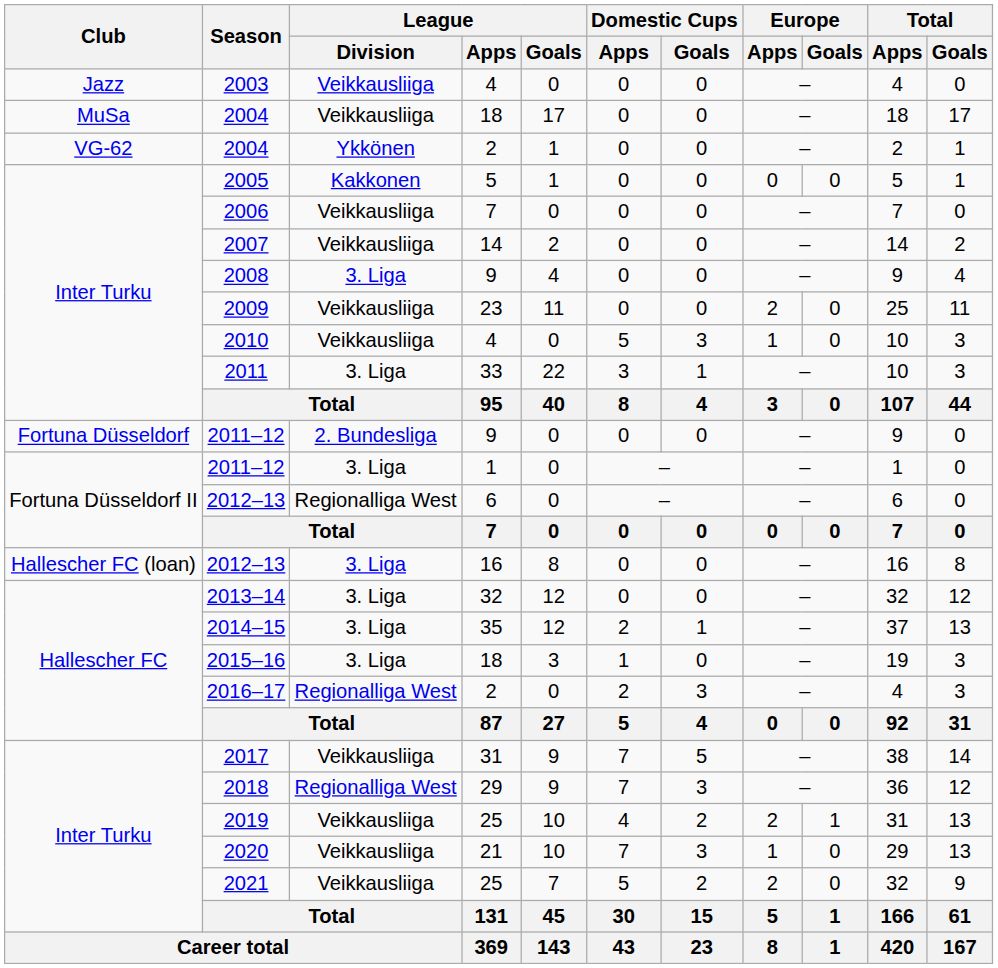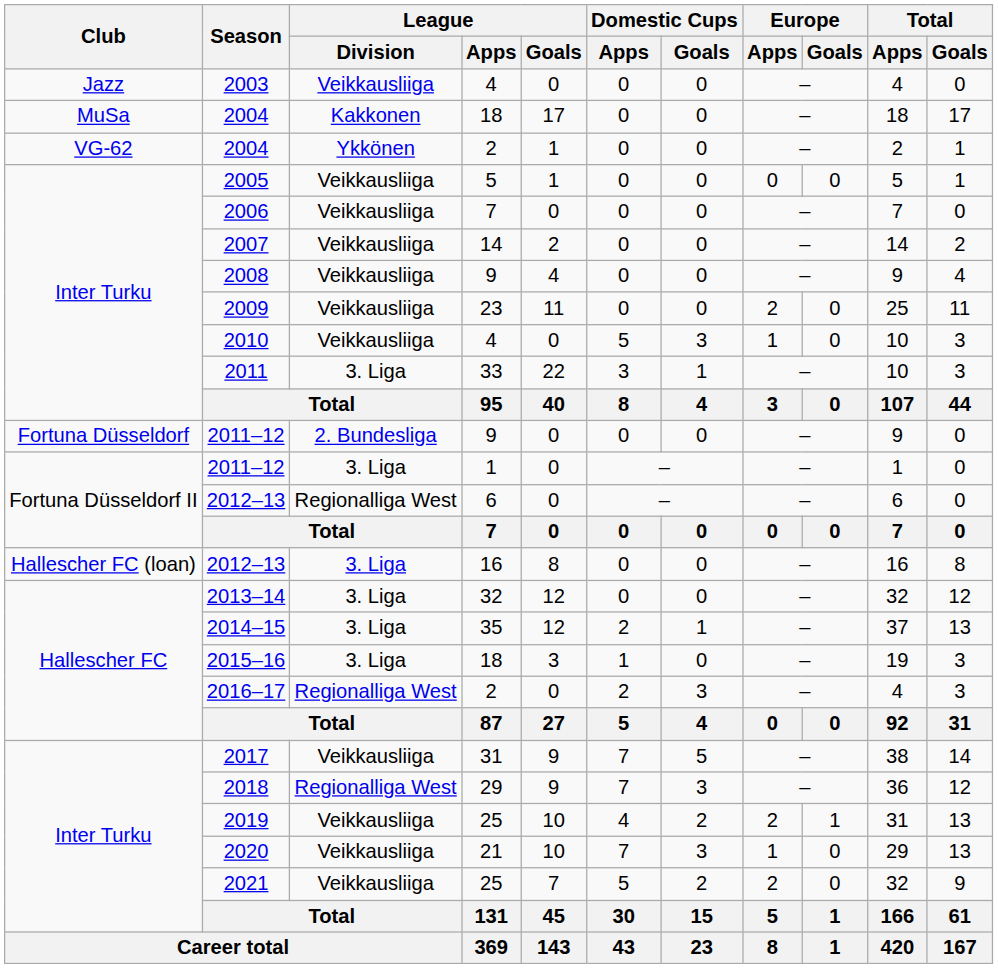(376, 116) Veikkausliiga -> (376, 116) Kakkonen
(376, 180) Kakkonen -> (376, 180) Veikkausliiga
(376, 276) 3. Liga -> (376, 276) Veikkausliiga
